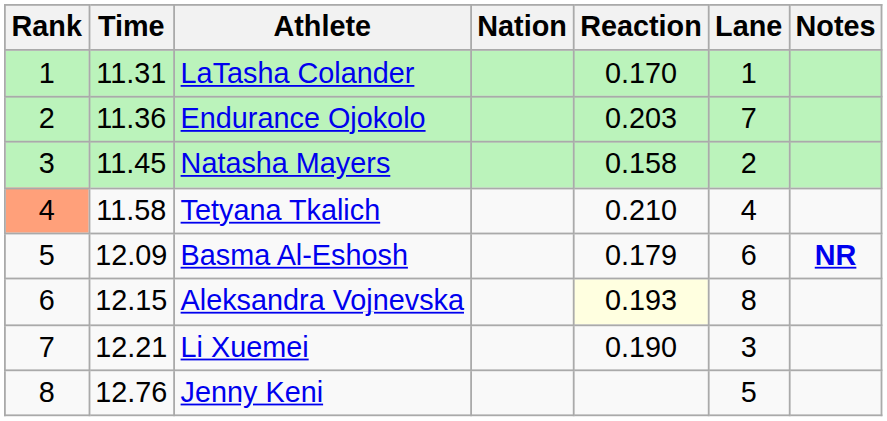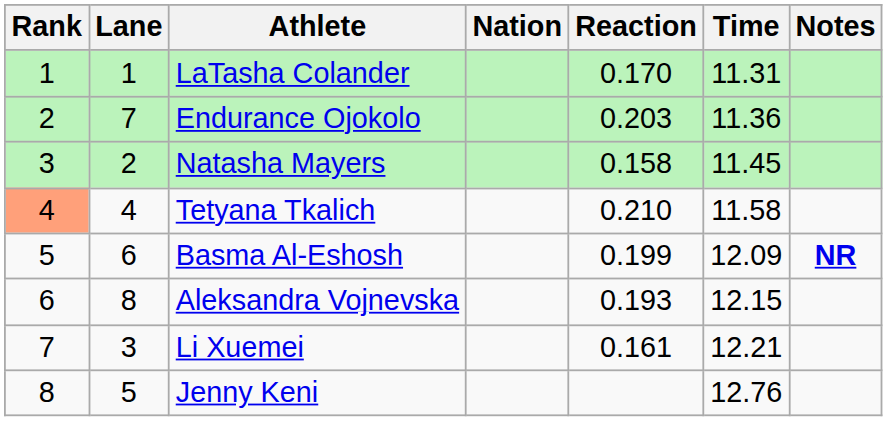columns swapped: (749, 27) <-> (131, 27)
(641, 255) 0.179 -> (636, 255) 0.199
(641, 301) lightyellow background -> (636, 301) no background
(641, 347) 0.190 -> (636, 347) 0.161
